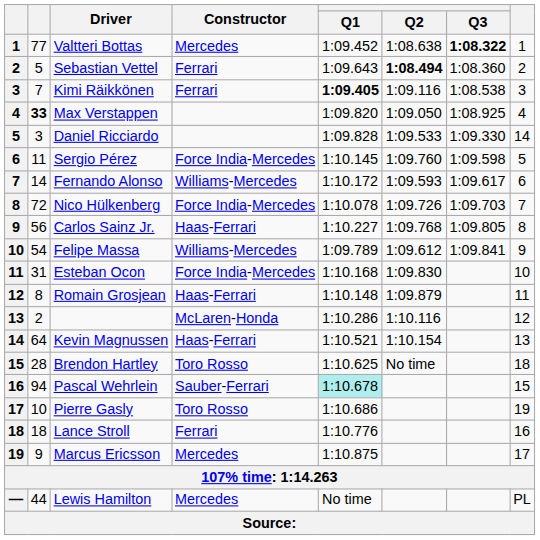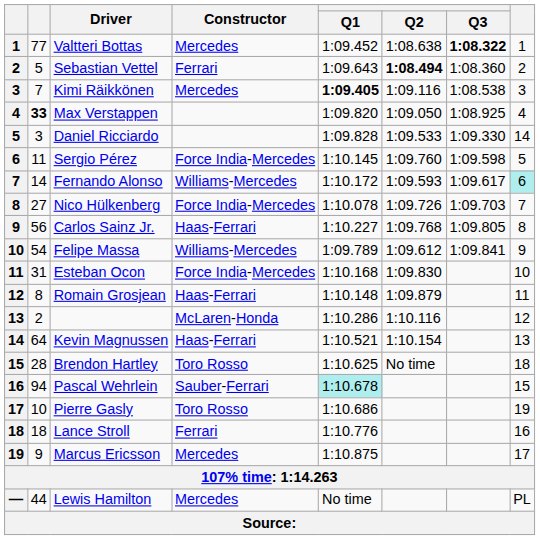(196, 90) Ferrari -> (207, 90) Mercedes
(522, 181) no background -> (522, 181) paleturquoise background
(39, 204) 72 -> (39, 204) 27
